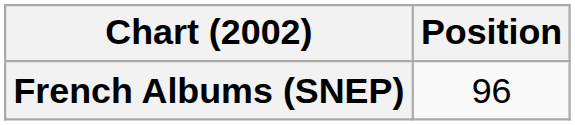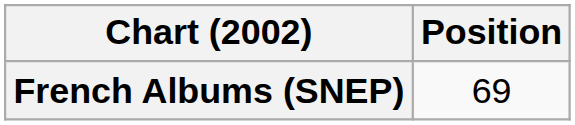(492, 89) 96 -> (492, 89) 69
